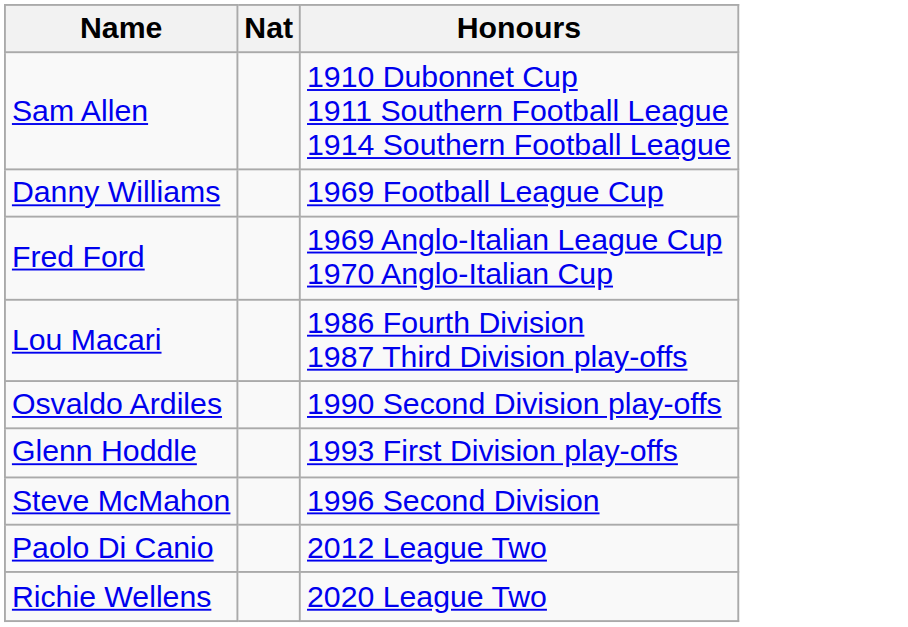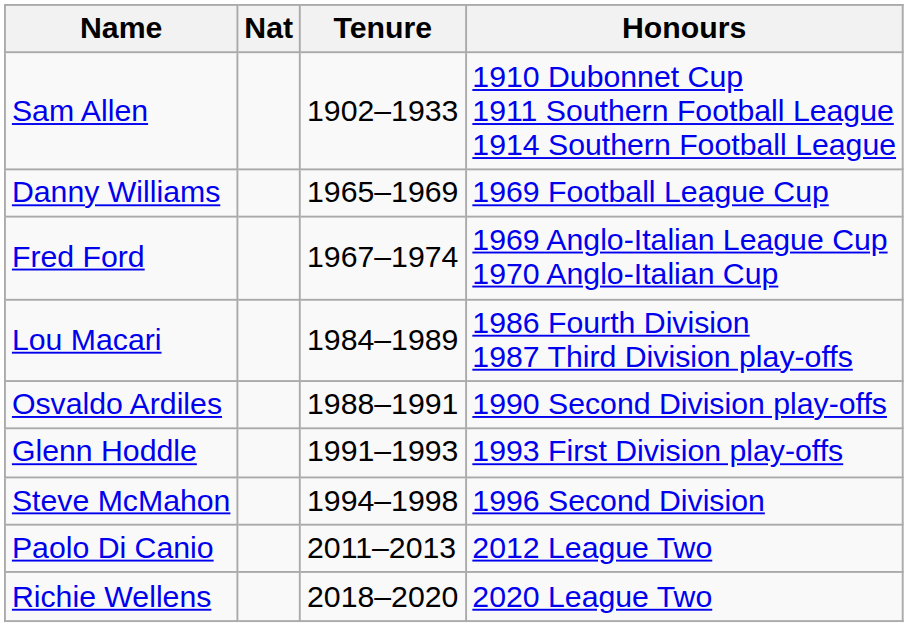+ column: (383, 28)
